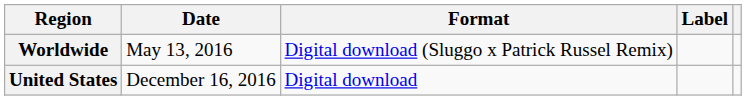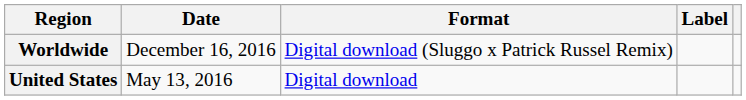(179, 49) May 13, 2016 -> (201, 49) December 16, 2016
(201, 79) December 16, 2016 -> (179, 79) May 13, 2016
